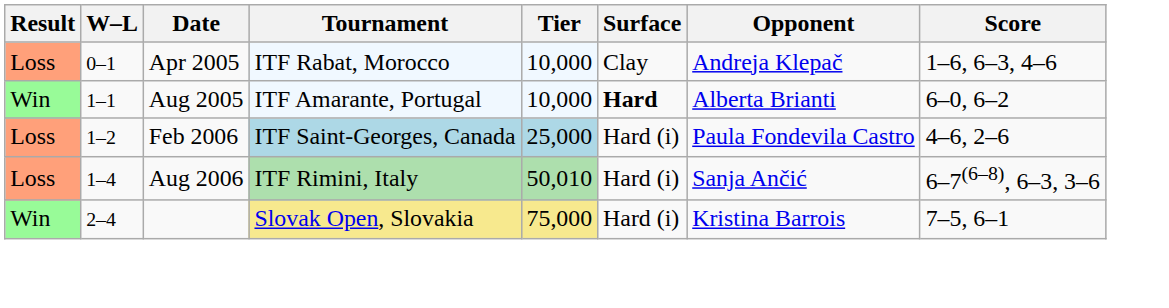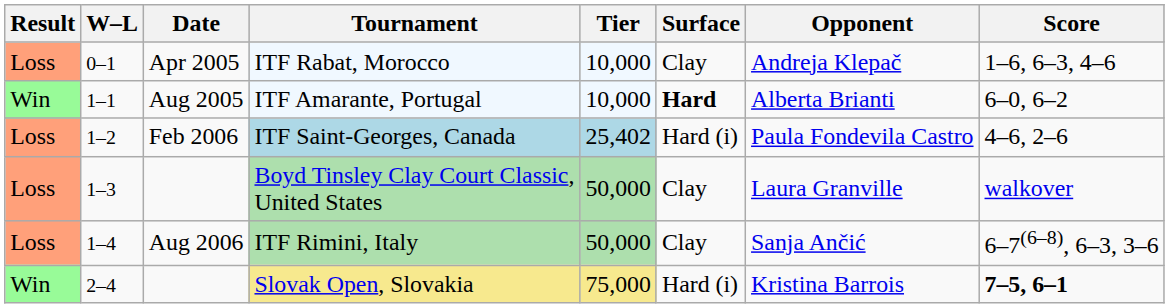(559, 136) 25,000 -> (618, 136) 25,402
+ row: (414, 188)
(559, 177) 50,010 -> (618, 242) 50,000
(641, 177) Hard (i) -> (684, 242) Clay
(967, 218) normal -> (1026, 283) bold
